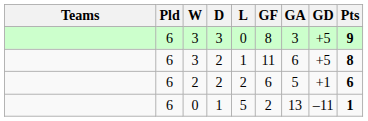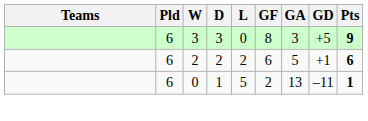- row: (195, 60)
